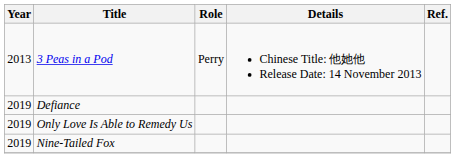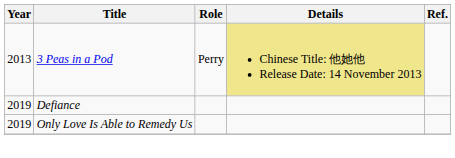(325, 66) no background -> (325, 66) khaki background
- row: (76, 143)
